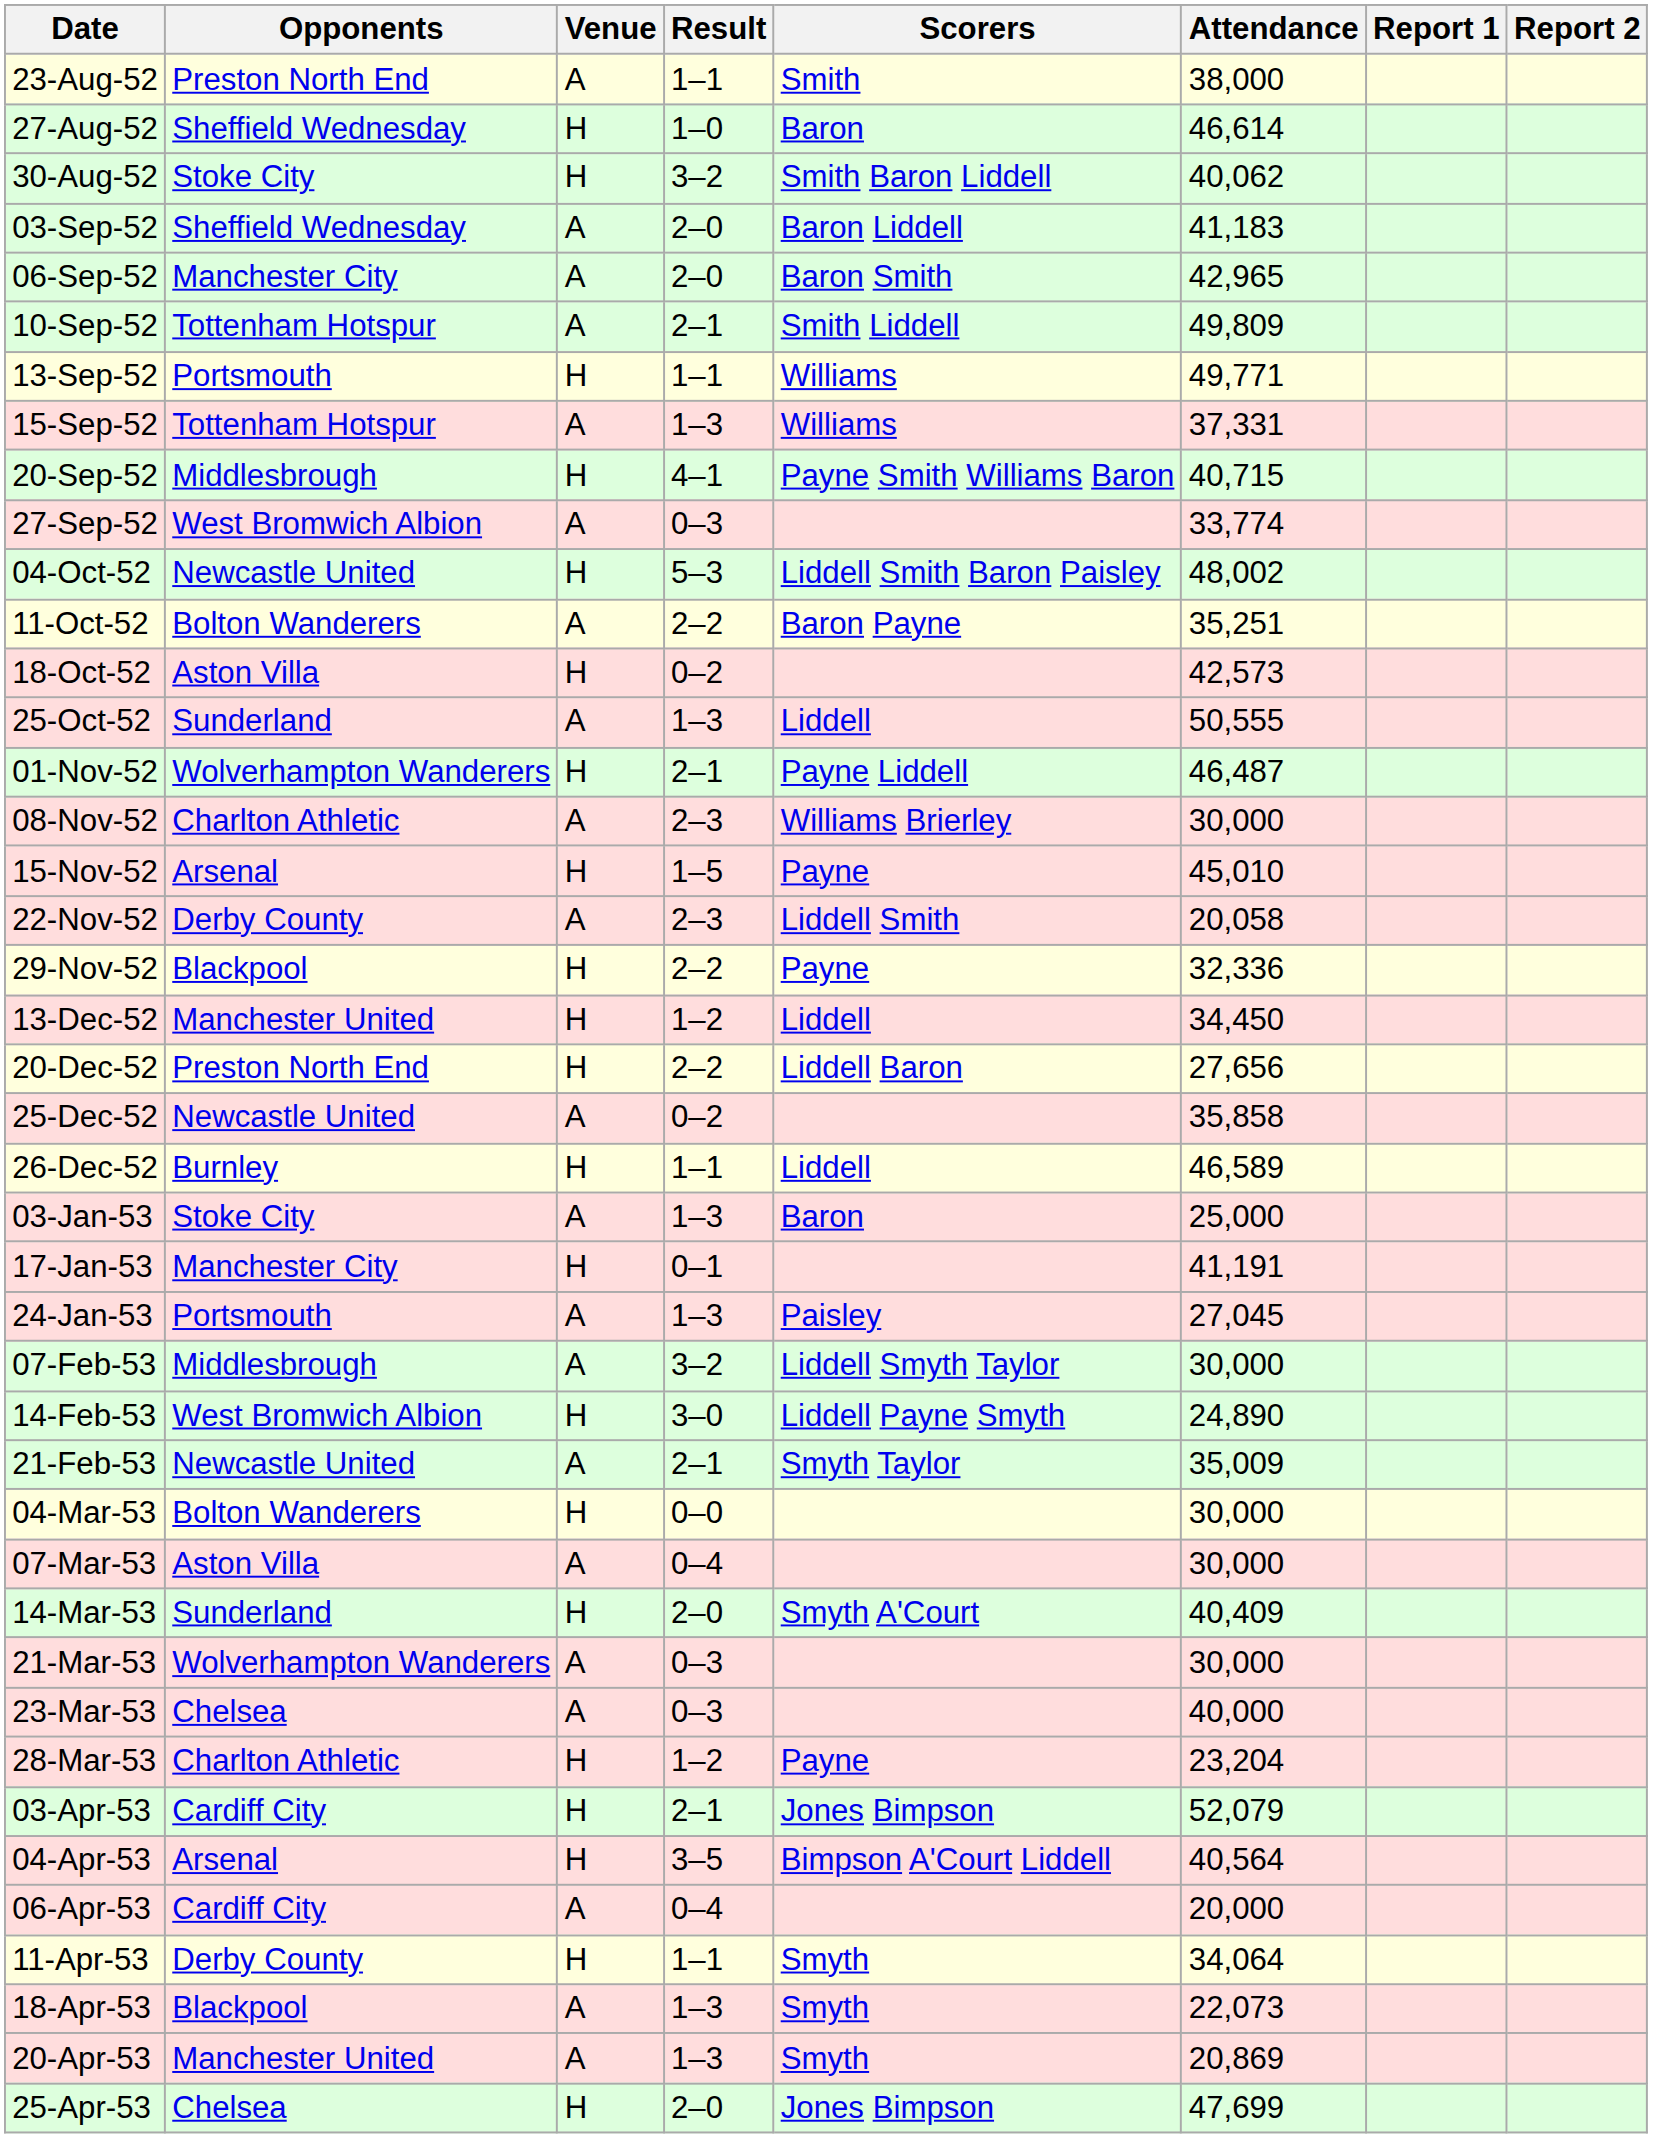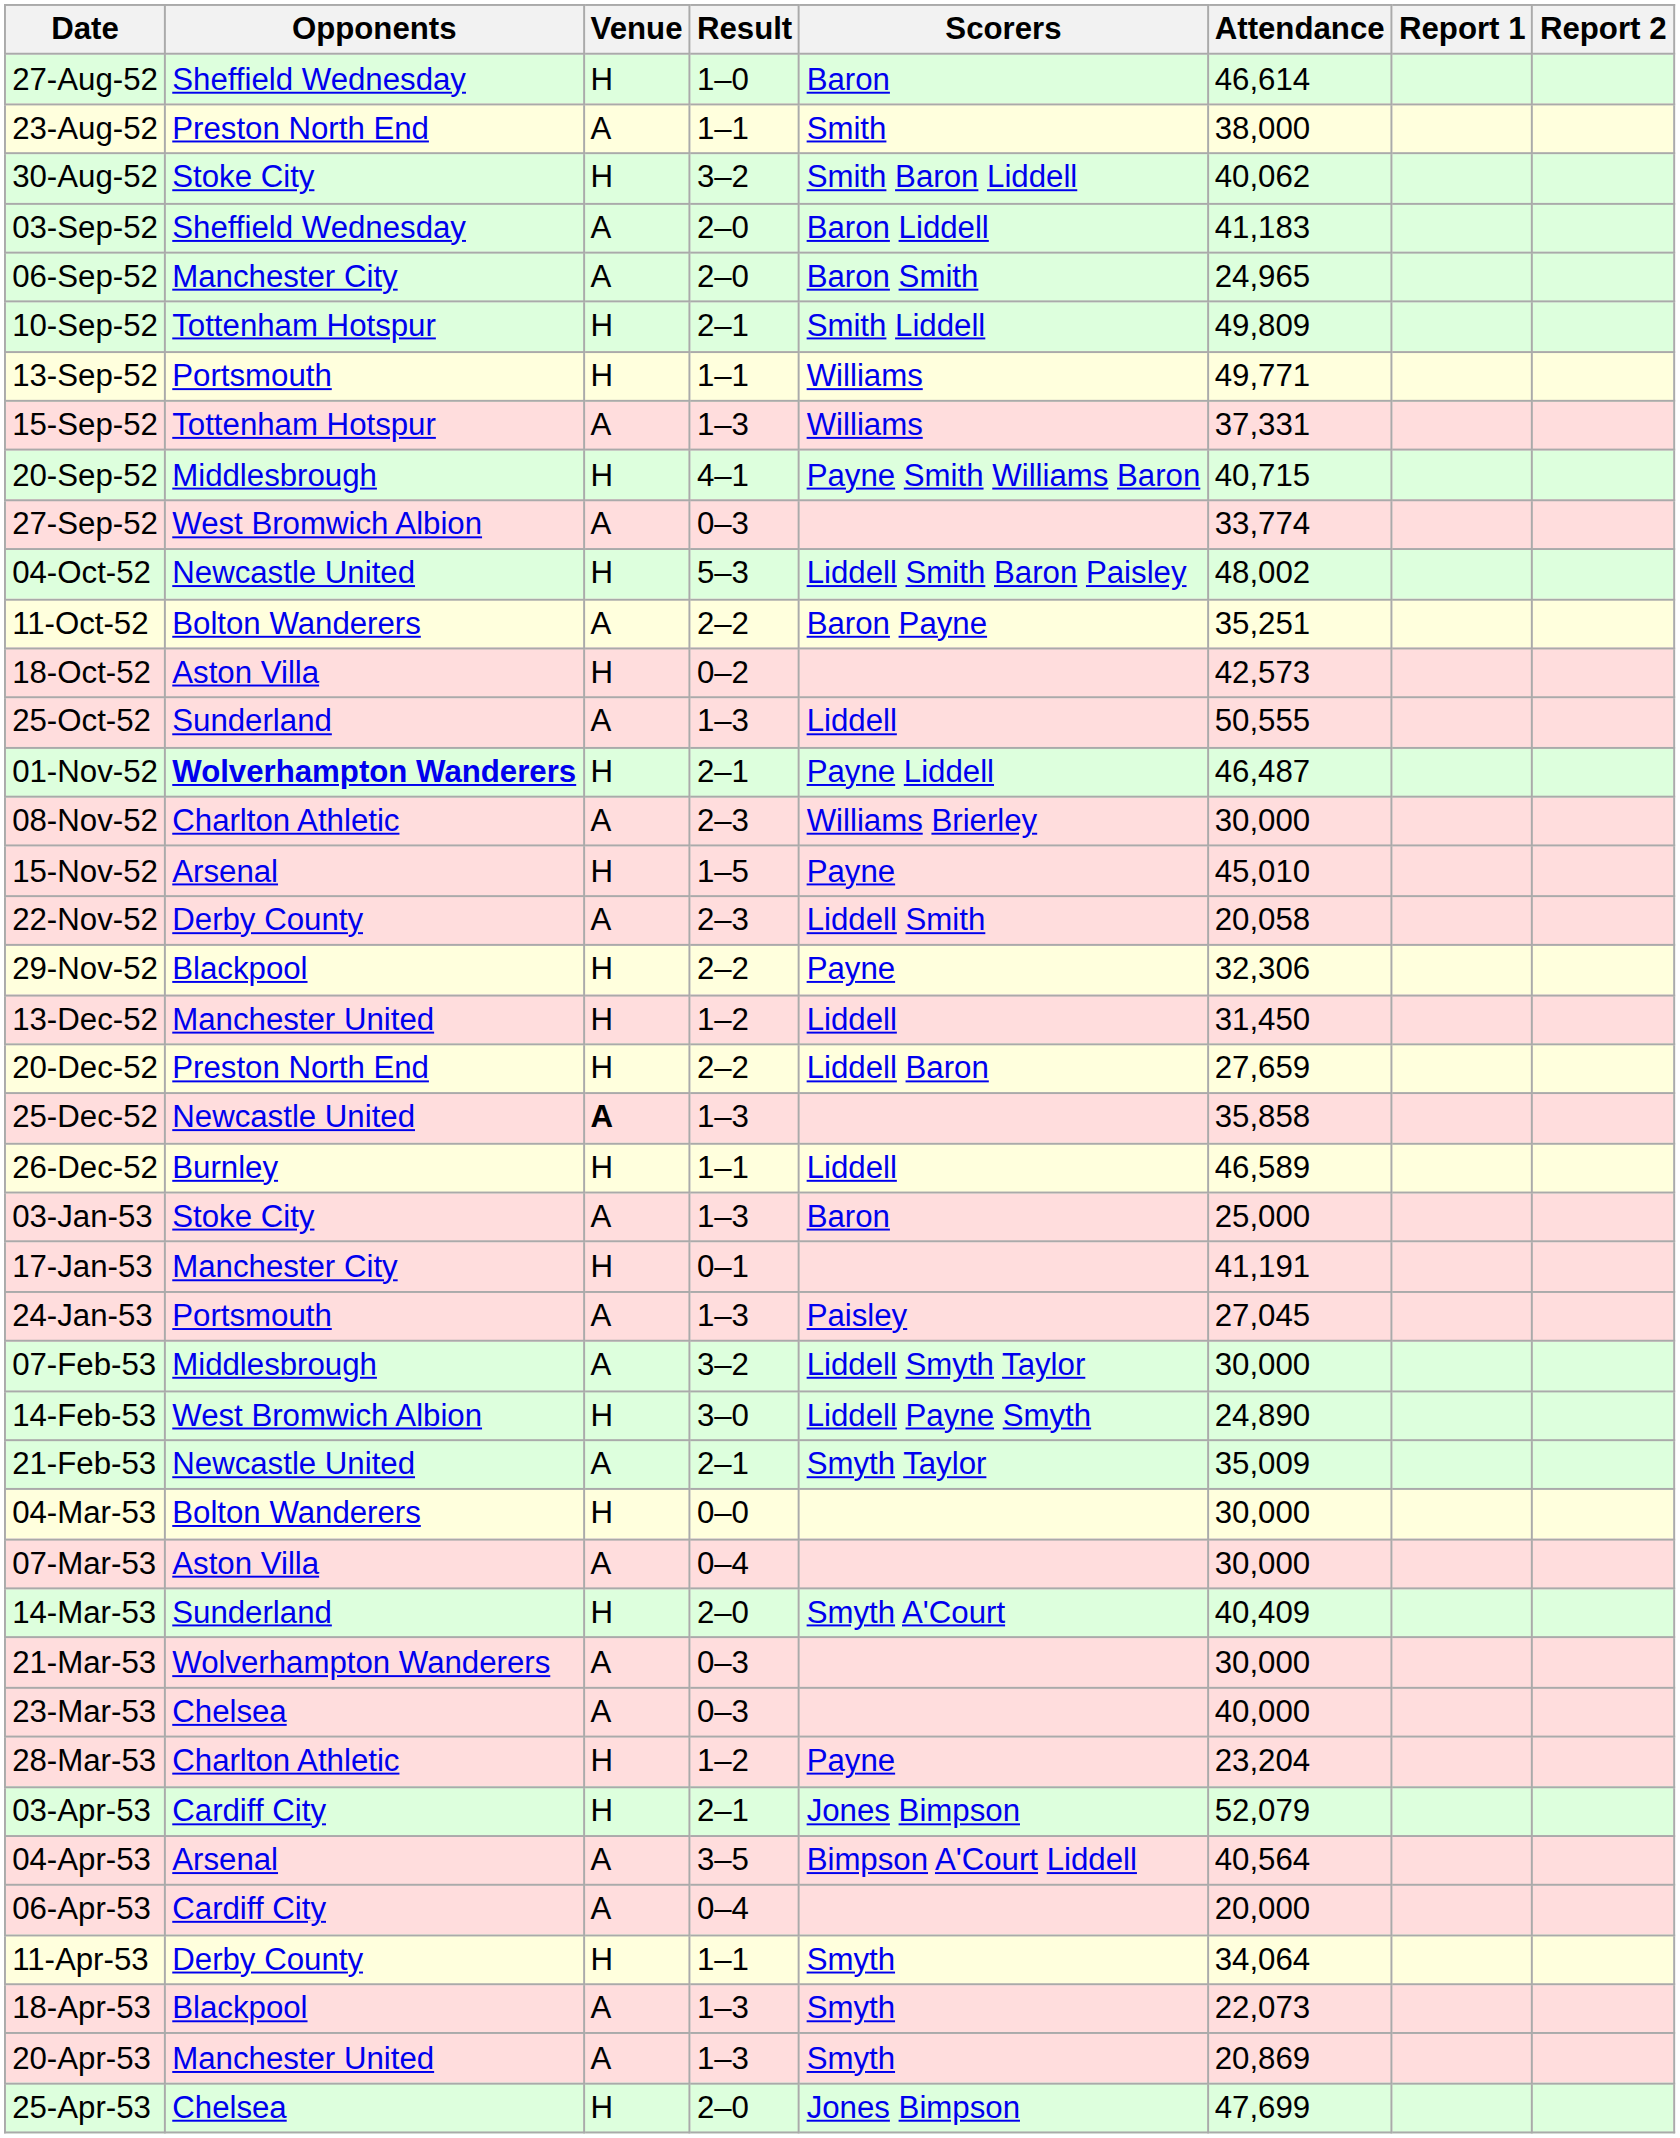rows swapped: (85, 78) <-> (85, 128)
(1236, 276) 42,965 -> (1262, 276) 24,965
(575, 326) A -> (602, 326) H
(361, 771) normal -> (374, 771) bold
(1236, 969) 32,336 -> (1262, 969) 32,306
(1236, 1018) 34,450 -> (1262, 1018) 31,450
(1236, 1068) 27,656 -> (1262, 1068) 27,659
(575, 1117) normal -> (602, 1117) bold
(697, 1117) 0–2 -> (723, 1117) 1–3
(576, 1860) H -> (601, 1860) A
